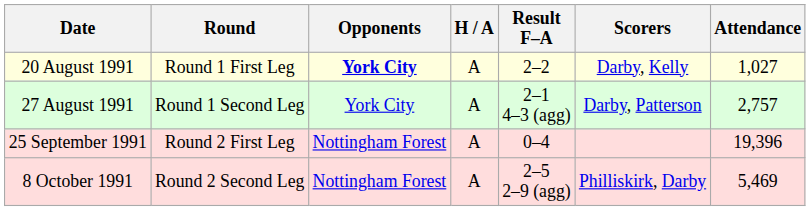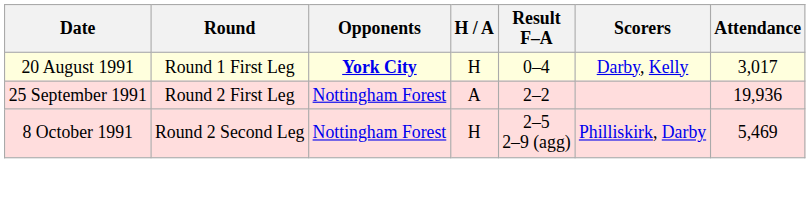(474, 66) A -> (474, 66) H
(536, 66) 2–2 -> (536, 66) 0–4
(758, 66) 1,027 -> (758, 66) 3,017
- row: (78, 104)
(536, 143) 0–4 -> (536, 94) 2–2
(758, 143) 19,396 -> (758, 94) 19,936
(474, 181) A -> (474, 133) H
